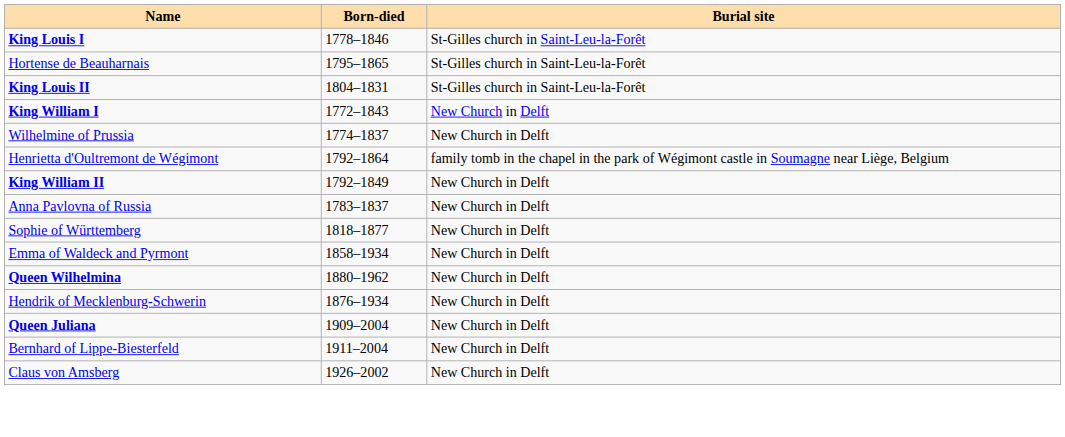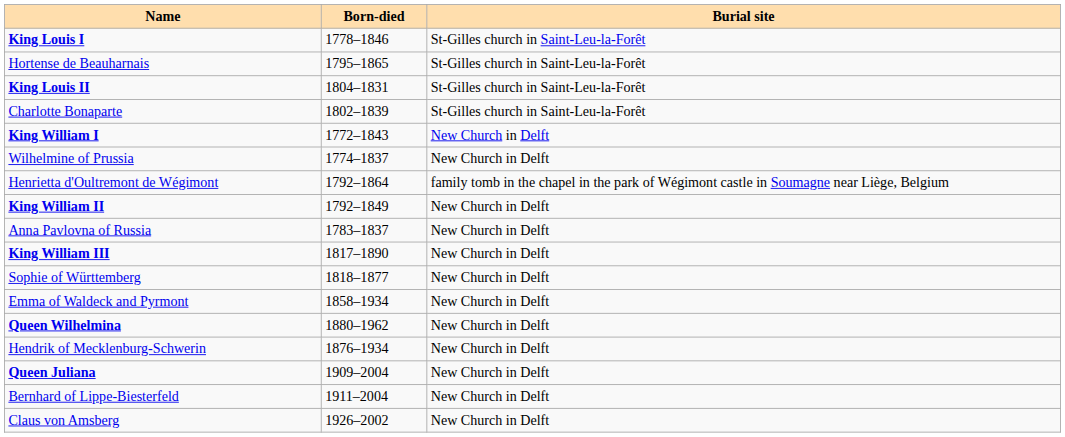+ row: (65, 111)
+ row: (59, 253)
